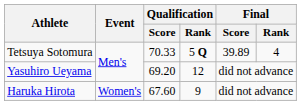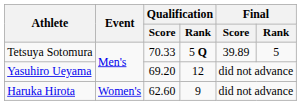(276, 52) 4 -> (276, 52) 5
(162, 91) 67.60 -> (162, 91) 62.60
